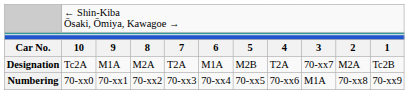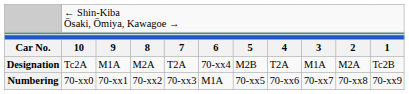(212, 64) M1A -> (216, 64) 70-xx4
(319, 64) 70-xx7 -> (315, 64) M1A
(216, 81) 70-xx4 -> (212, 81) M1A
(315, 81) M1A -> (319, 81) 70-xx7
